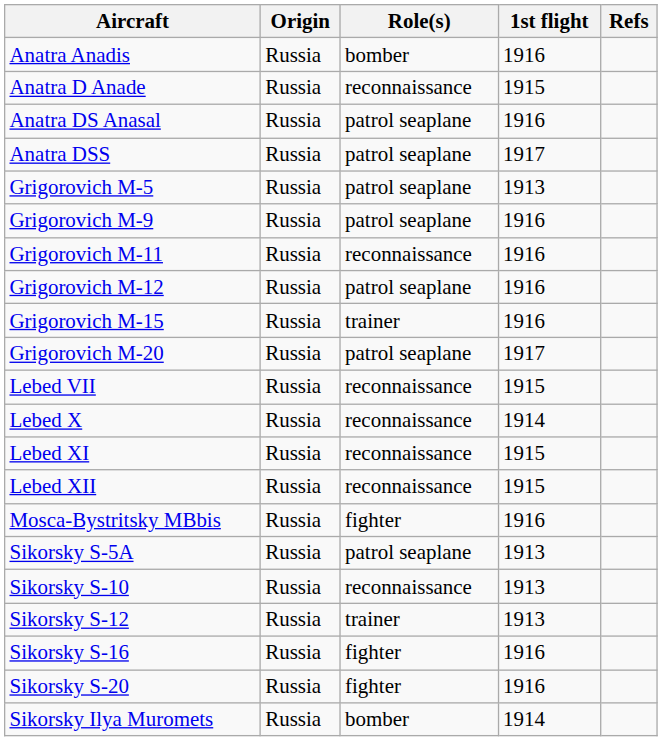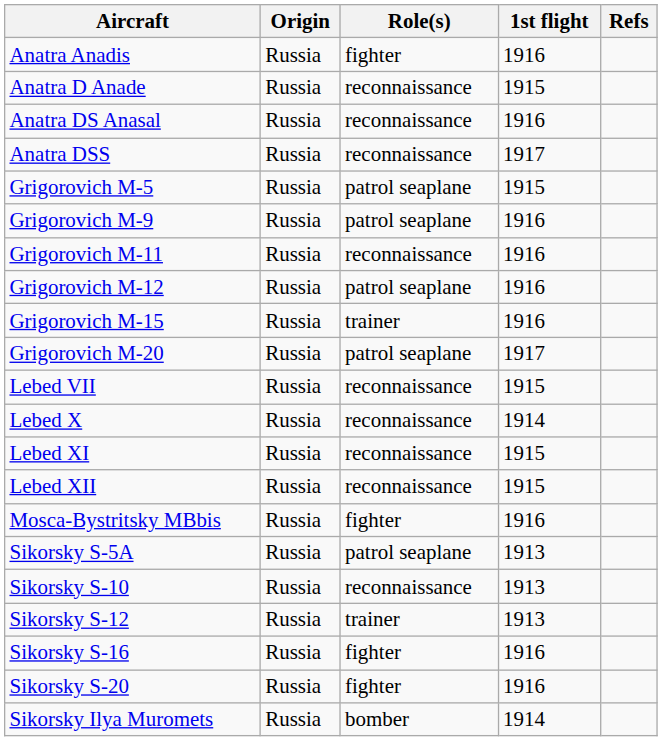(377, 54) bomber -> (373, 54) fighter
(408, 120) patrol seaplane -> (409, 120) reconnaissance
(408, 154) patrol seaplane -> (409, 154) reconnaissance
(524, 187) 1913 -> (524, 187) 1915
